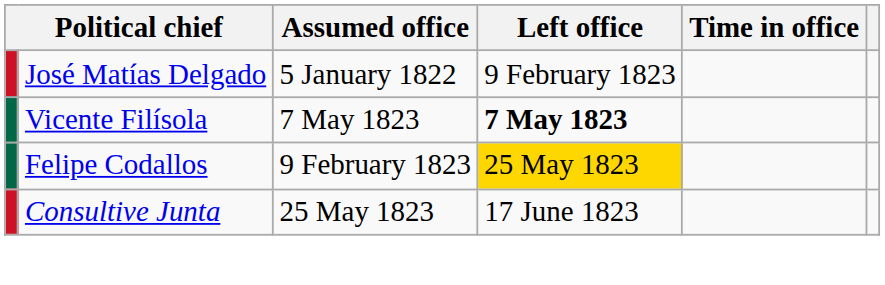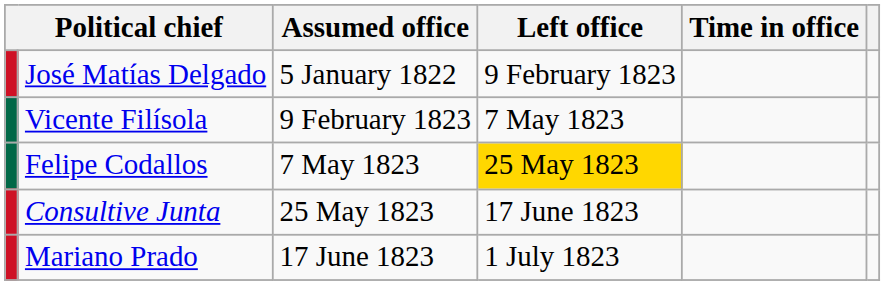(350, 119) 7 May 1823 -> (375, 119) 9 February 1823
(556, 119) bold -> (554, 119) normal
(375, 165) 9 February 1823 -> (350, 165) 7 May 1823
+ row: (111, 257)
